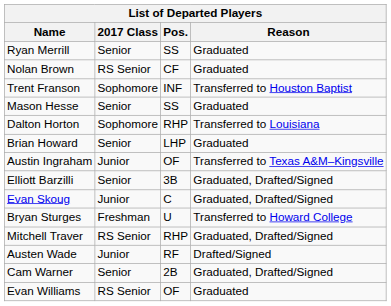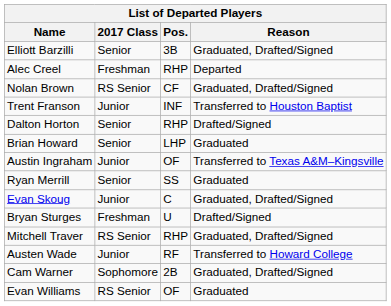rows swapped: (40, 180) <-> (38, 50)
+ row: (34, 69)
(221, 69) Graduated -> (263, 87) Graduated, Drafted/Signed
(128, 87) Sophomore -> (113, 106) Junior
- row: (43, 106)
(128, 124) Sophomore -> (114, 124) Senior
(256, 124) Transferred to Louisiana -> (232, 124) Drafted/Signed
(273, 217) Transferred to Howard College -> (232, 217) Drafted/Signed
(232, 254) Drafted/Signed -> (273, 254) Transferred to Howard College
(114, 273) Senior -> (128, 273) Sophomore
